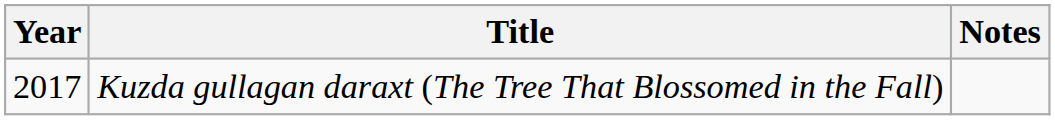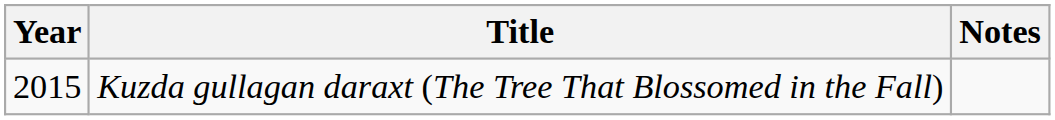(47, 85) 2017 -> (47, 85) 2015
